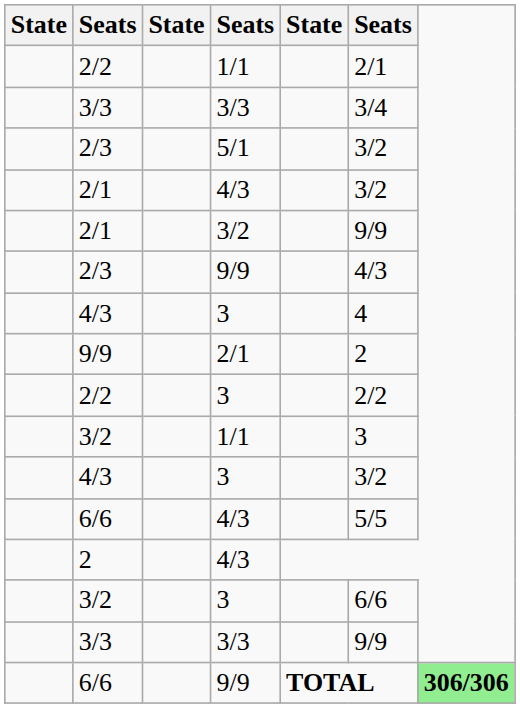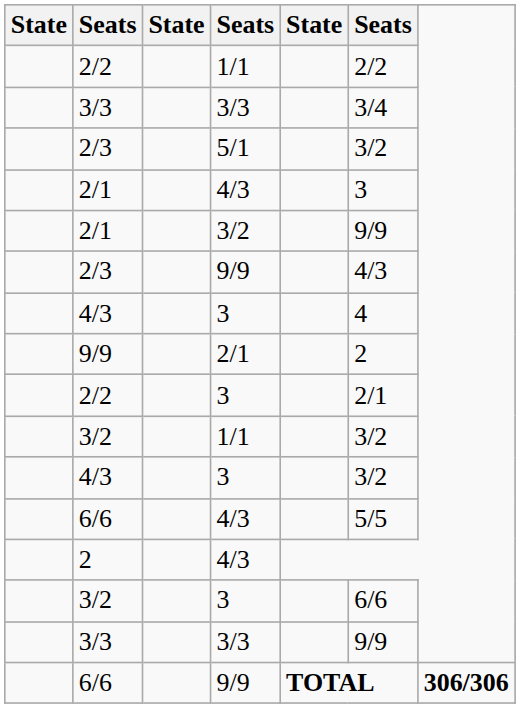(371, 66) 2/1 -> (371, 66) 2/2
(371, 189) 3/2 -> (361, 189) 3
(371, 395) 2/2 -> (371, 395) 2/1
(361, 436) 3 -> (371, 436) 3/2
(466, 682) lightgreen background -> (466, 682) no background
